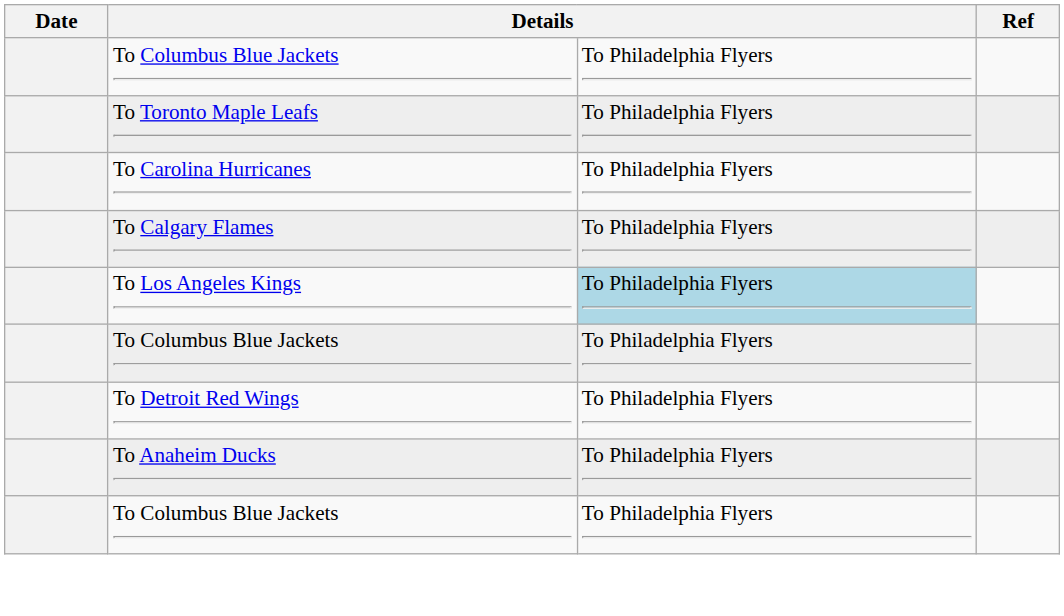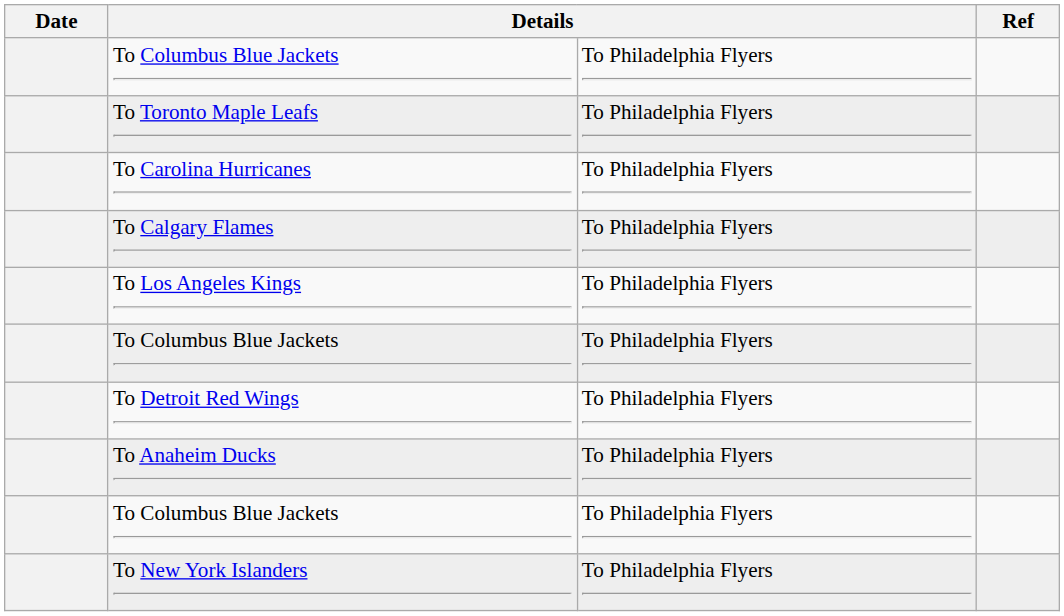(777, 291) lightblue background -> (777, 291) no background
+ row: (56, 582)
